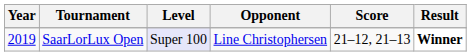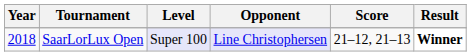(22, 39) 2019 -> (22, 39) 2018
(270, 39) no background -> (270, 39) lavender background
